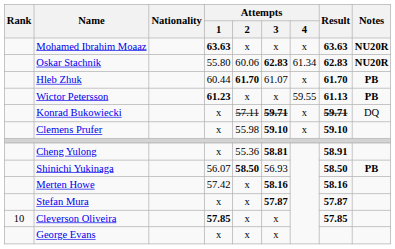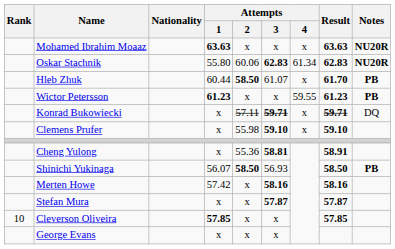(247, 79) 61.70 -> (247, 79) 58.50
(336, 96) 61.13 -> (336, 96) 61.23
